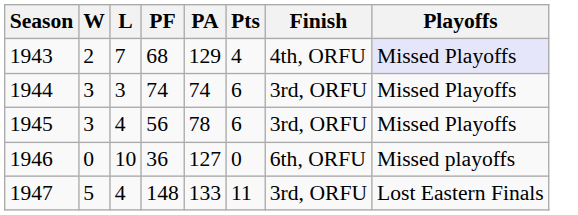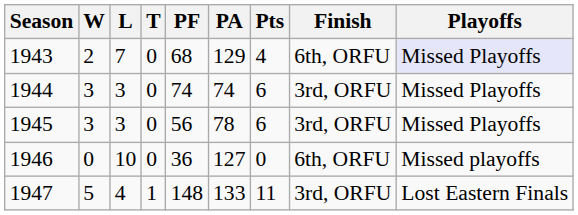+ column: (154, 21)
(318, 55) 4th, ORFU -> (342, 55) 6th, ORFU
(120, 124) 4 -> (120, 124) 3
